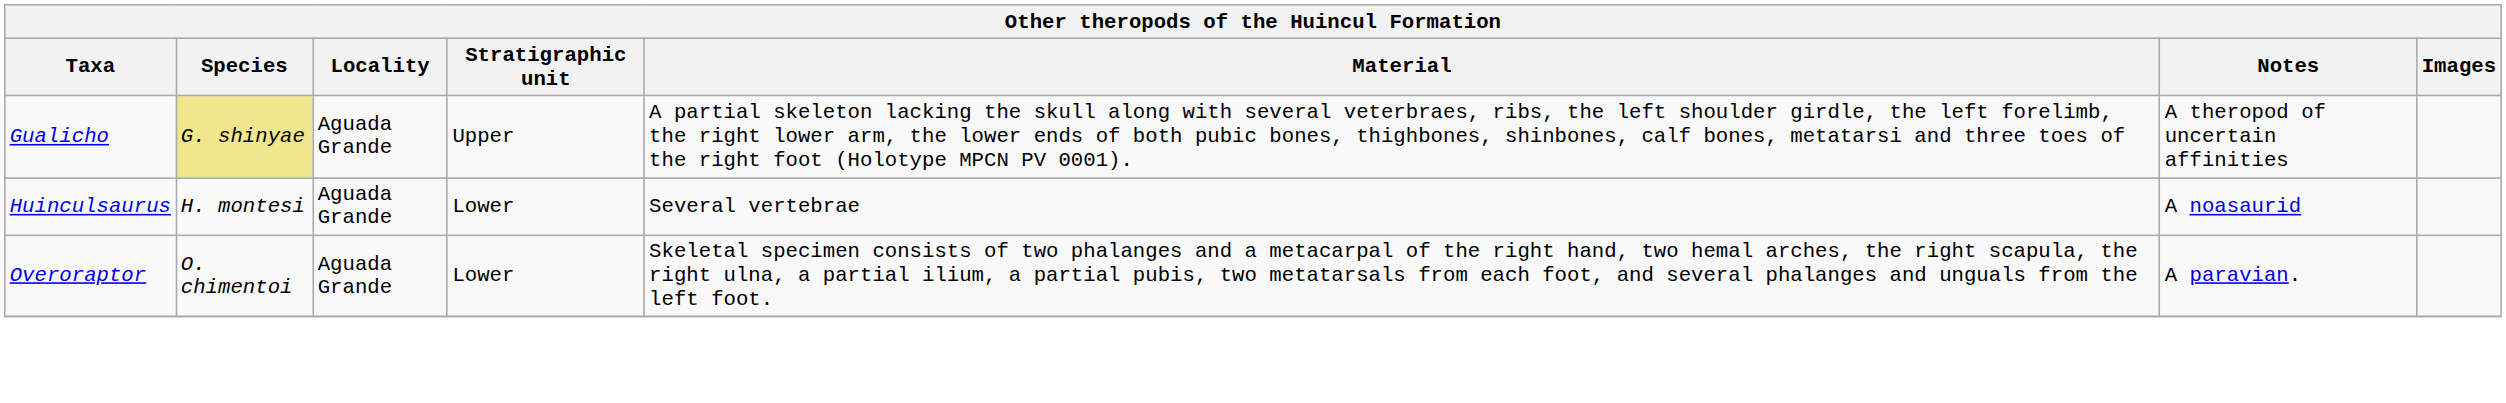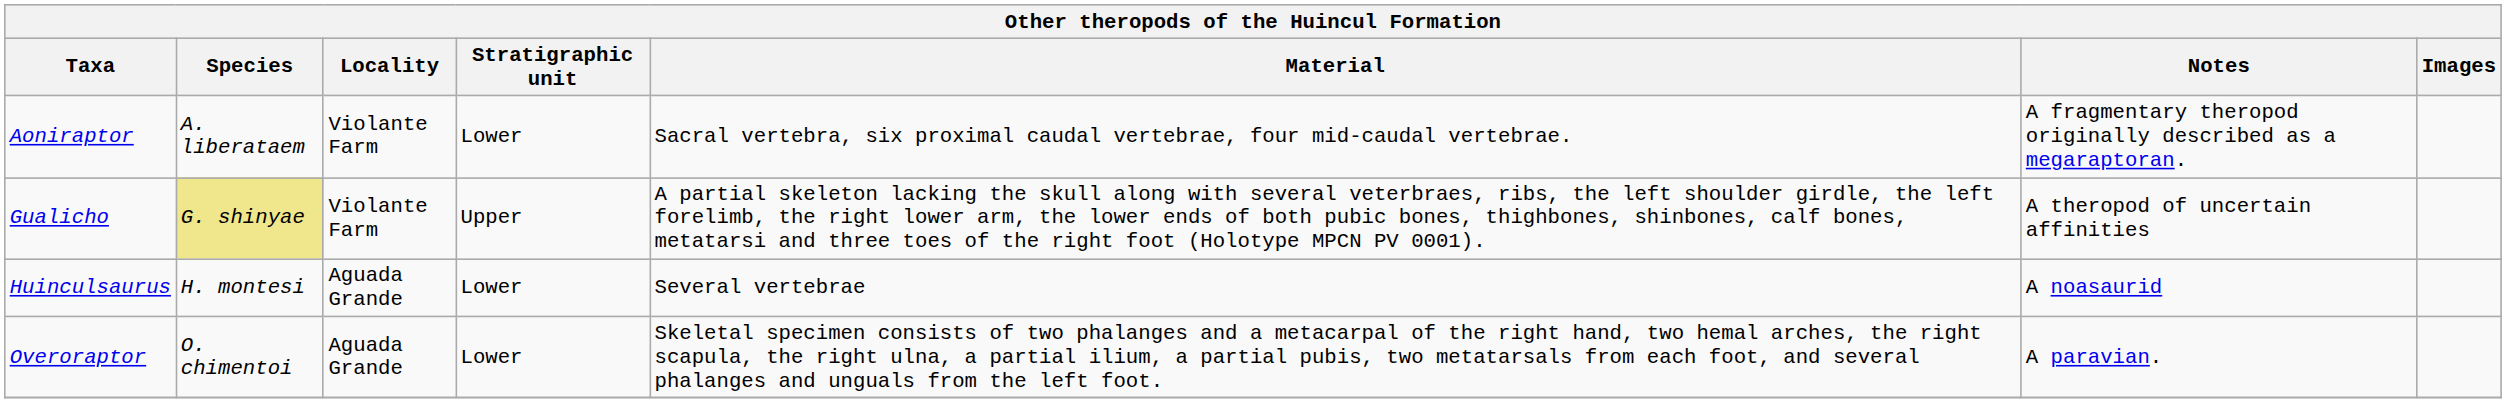+ row: (72, 137)
(355, 137) Aguada Grande -> (378, 218) Violante Farm
